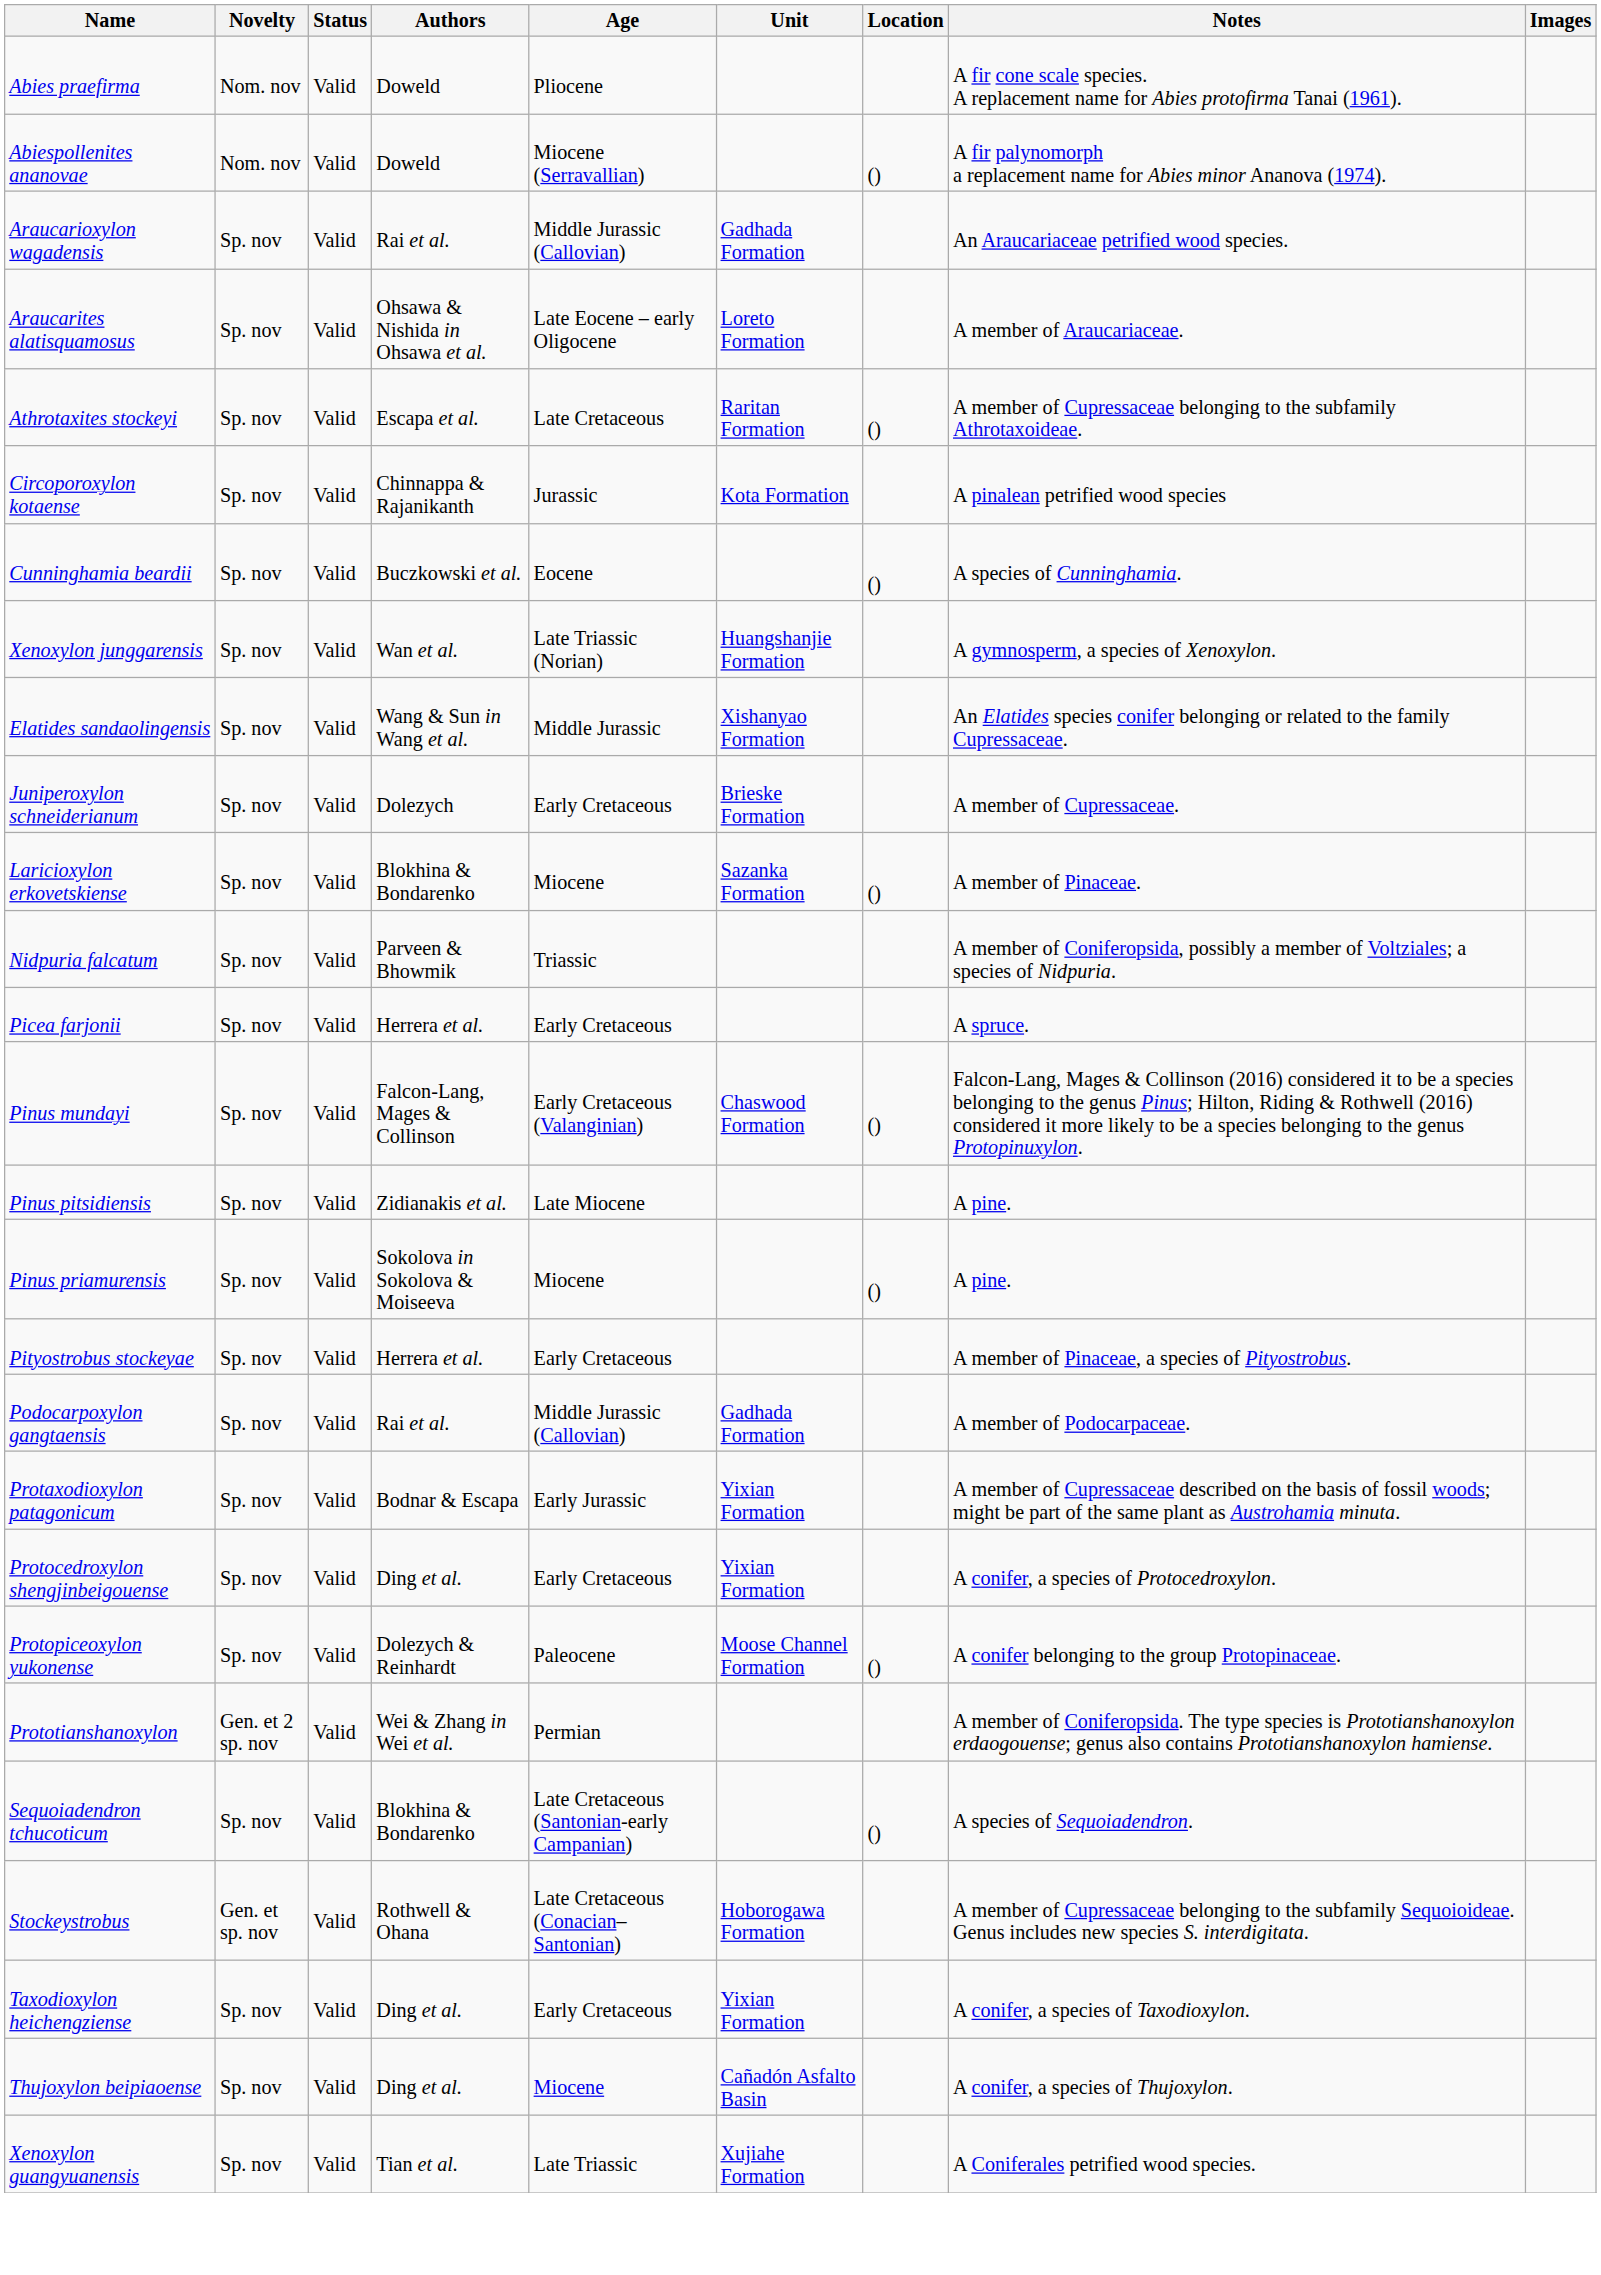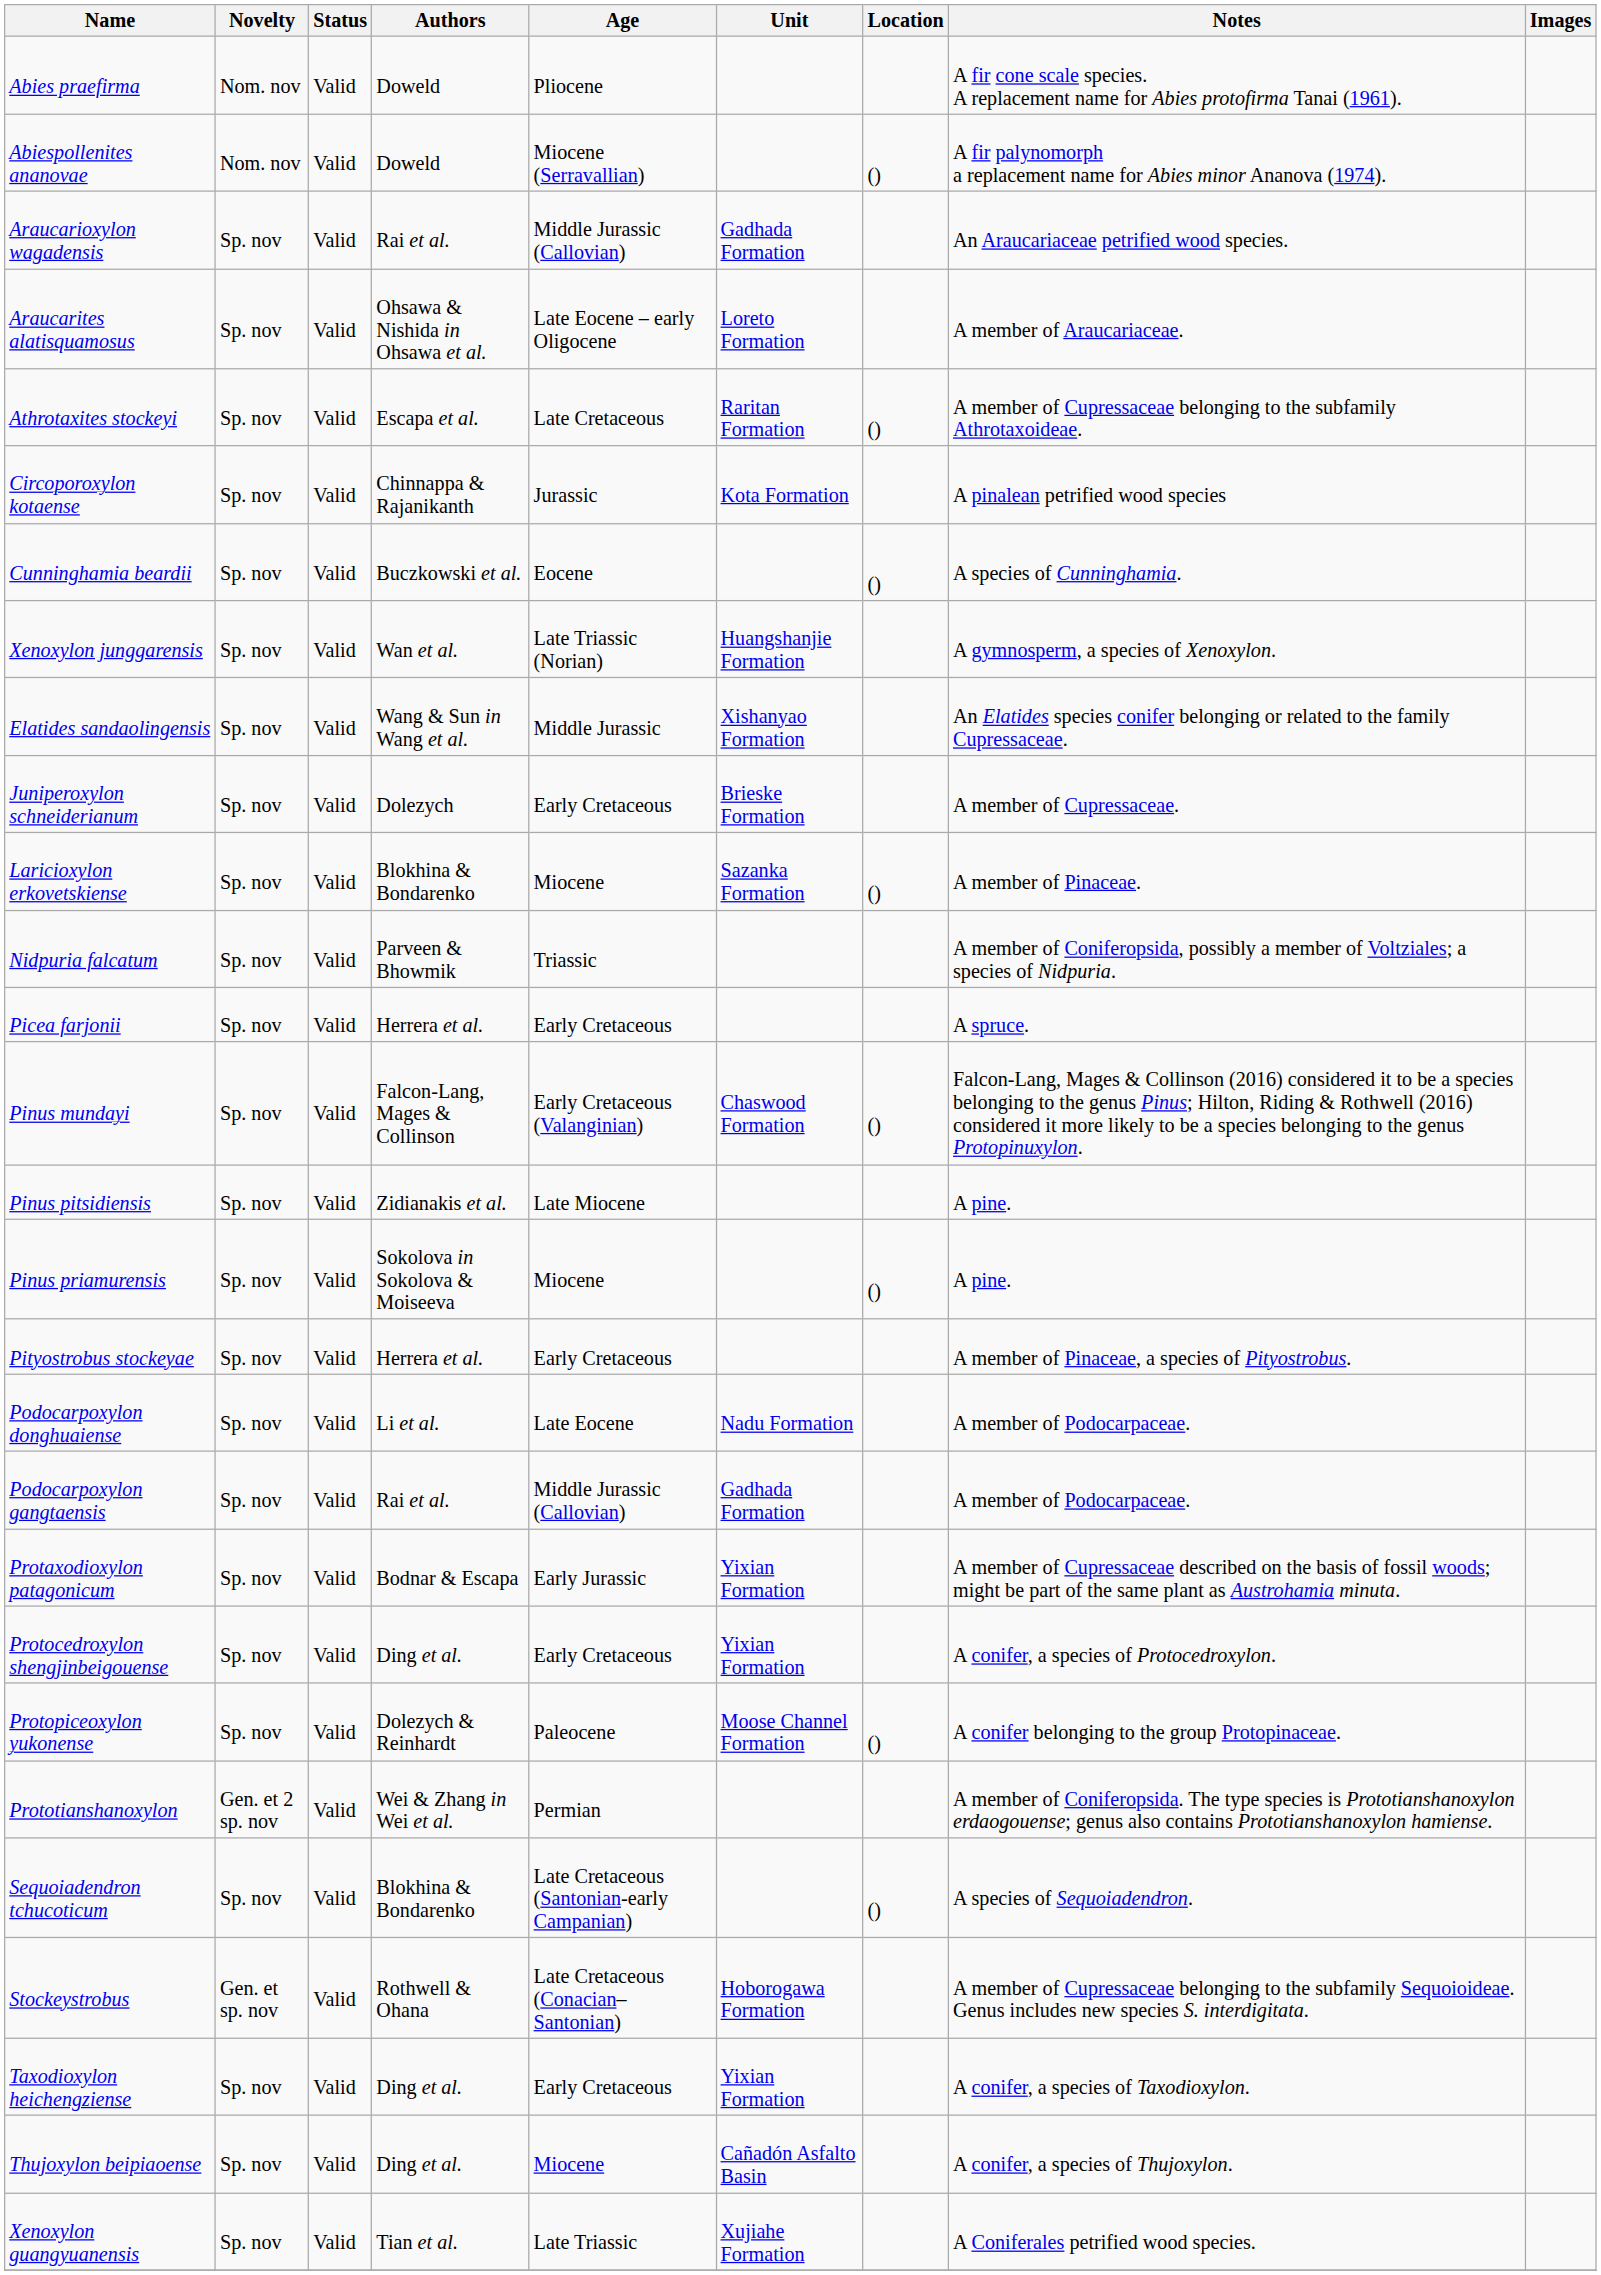+ row: (76, 1423)
